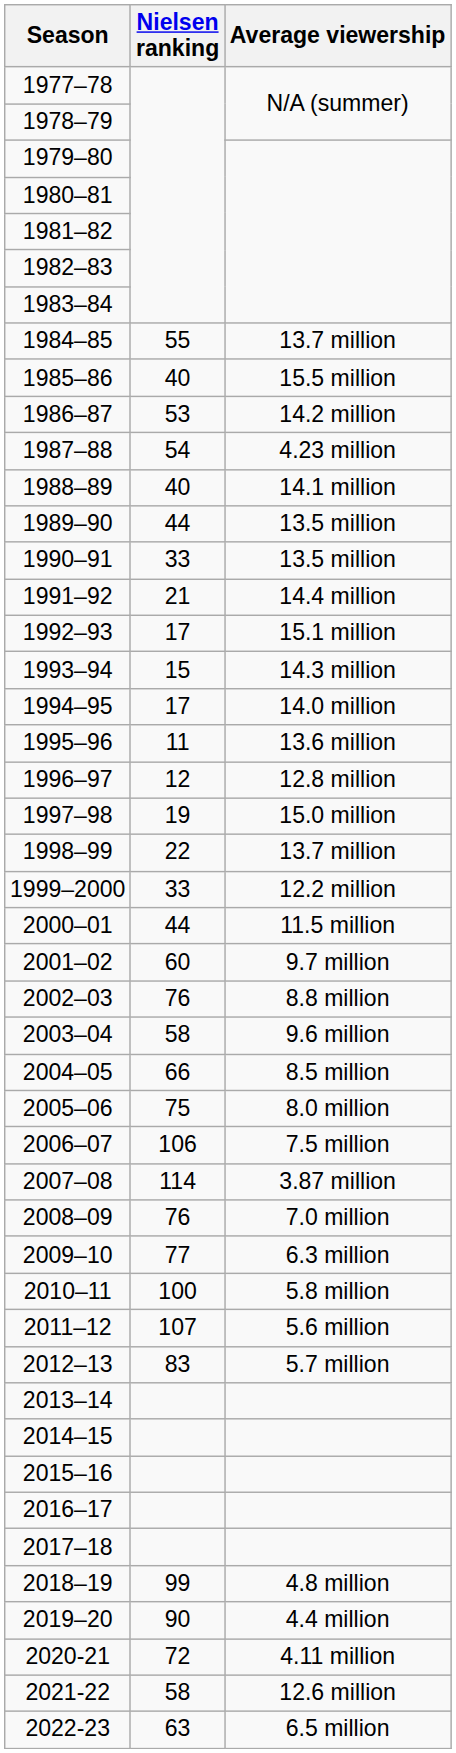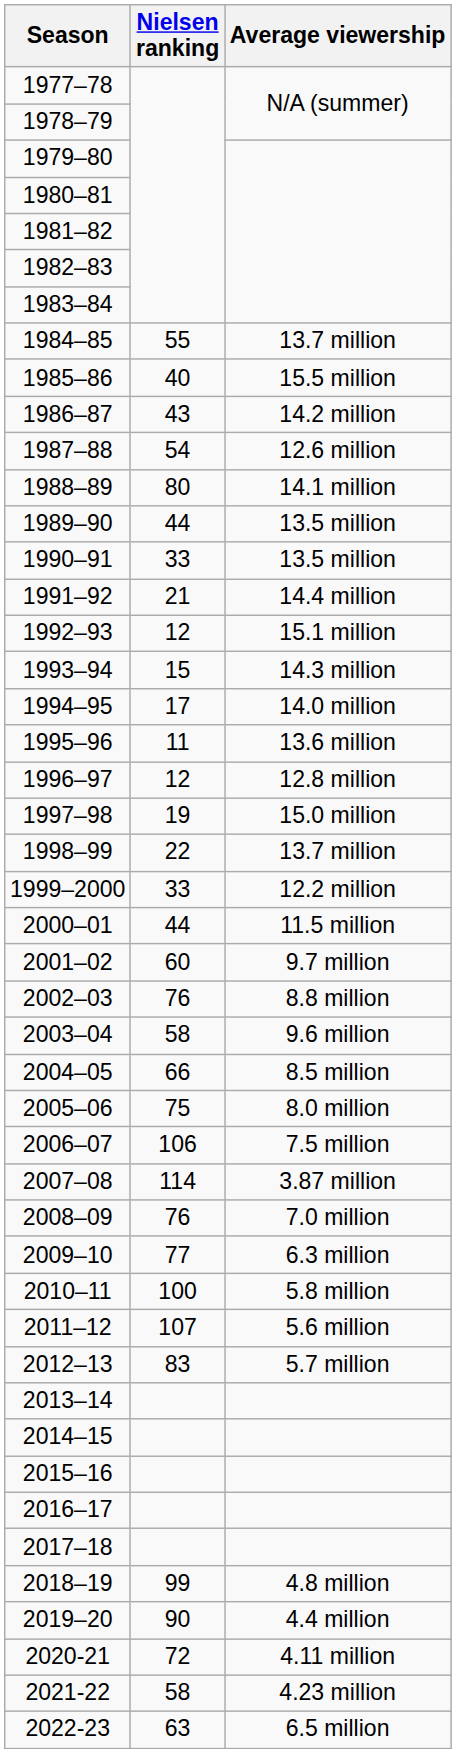(178, 414) 53 -> (178, 414) 43
(338, 450) 4.23 million -> (338, 450) 12.6 million
(178, 487) 40 -> (178, 487) 80
(178, 633) 17 -> (178, 633) 12
(338, 1692) 12.6 million -> (338, 1692) 4.23 million
